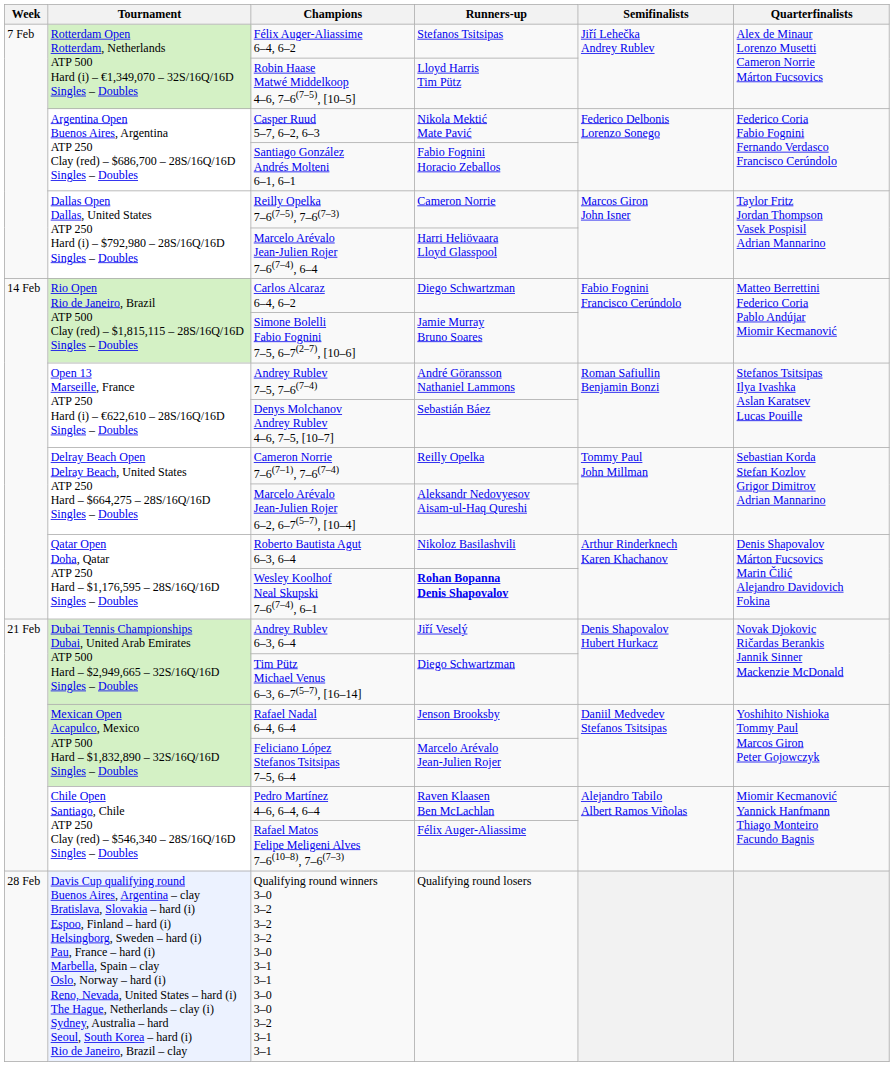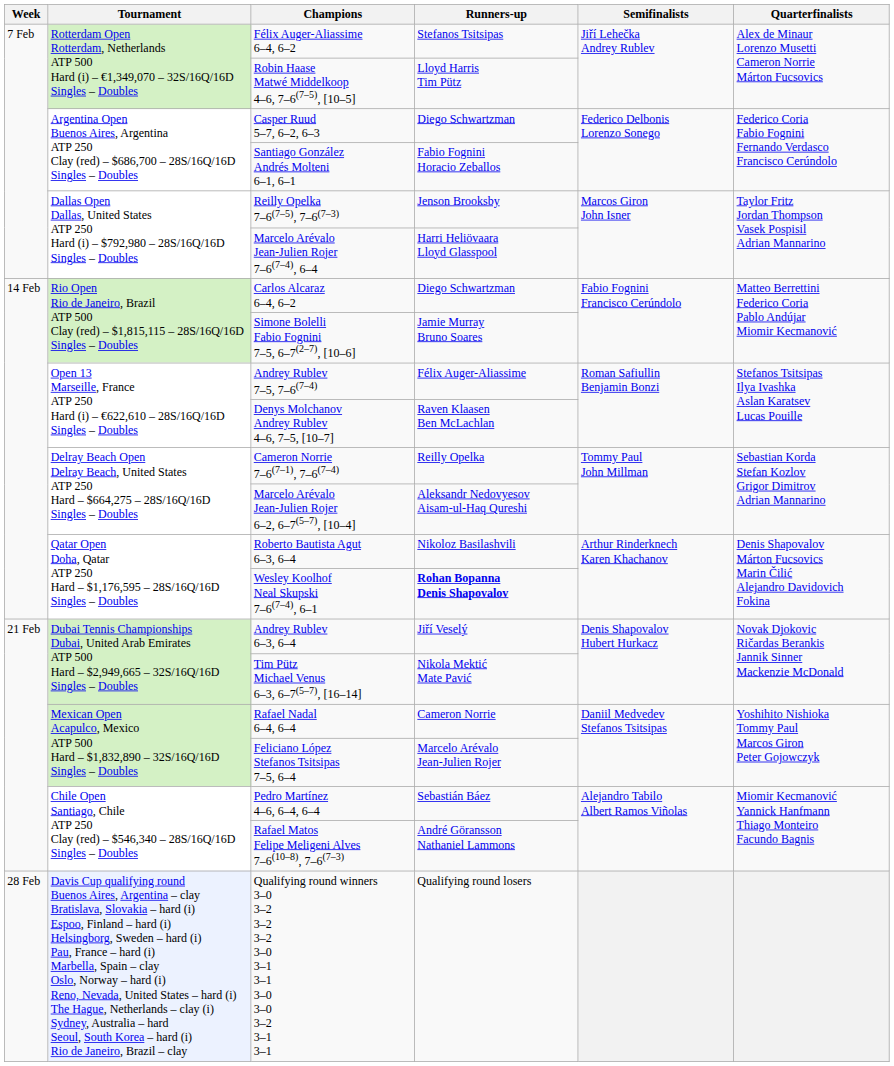(452, 126) Nikola Mektić Mate Pavić -> (466, 119) Diego Schwartzman
(456, 201) Cameron Norrie -> (459, 201) Jenson Brooksby
(466, 380) André Göransson Nathaniel Lammons -> (472, 373) Félix Auger-Aliassime
(454, 409) Sebastián Báez -> (456, 416) Raven Klaasen Ben McLachlan
(466, 663) Diego Schwartzman -> (452, 670) Nikola Mektić Mate Pavić
(459, 714) Jenson Brooksby -> (456, 714) Cameron Norrie
(456, 803) Raven Klaasen Ben McLachlan -> (454, 796) Sebastián Báez
(472, 830) Félix Auger-Aliassime -> (466, 837) André Göransson Nathaniel Lammons
